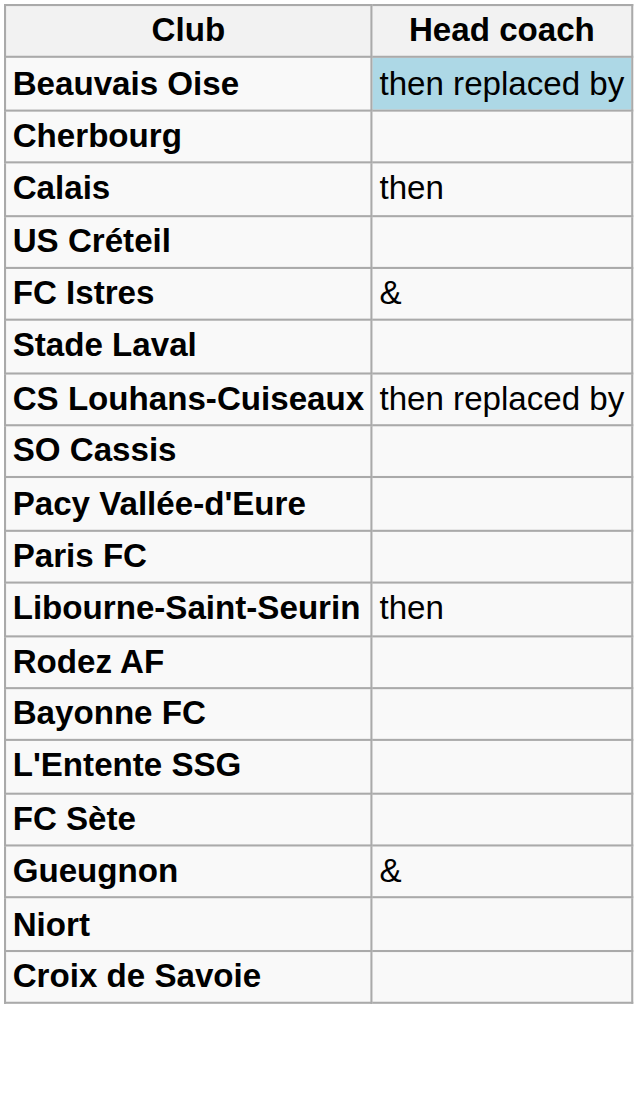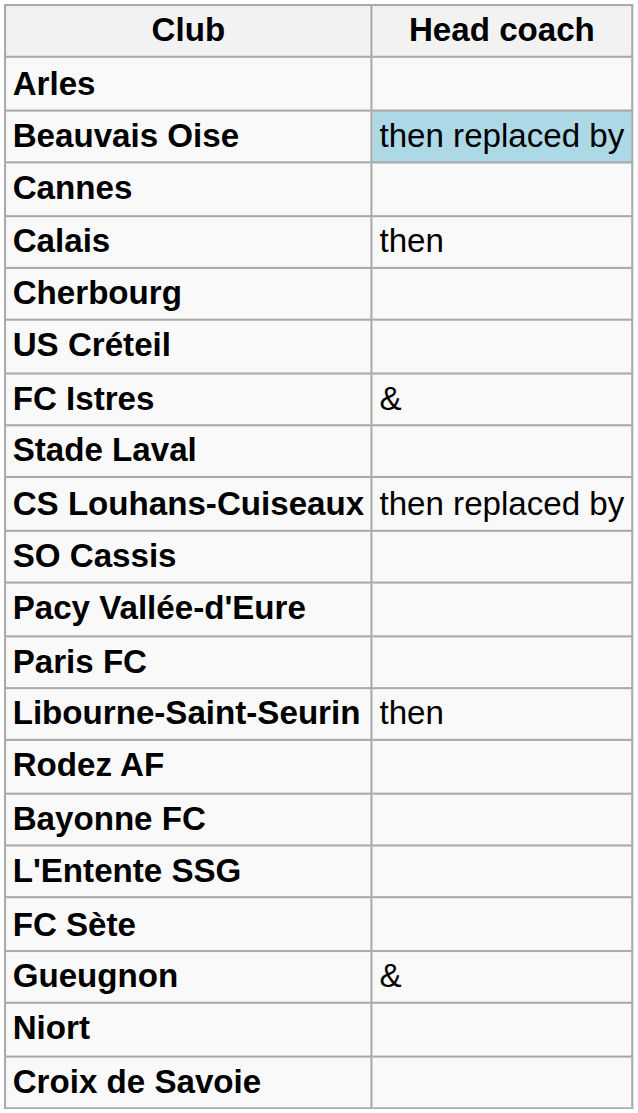+ row: (54, 83)
+ row: (72, 188)
rows swapped: (61, 188) <-> (97, 135)
